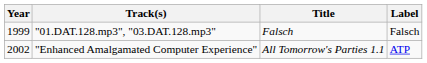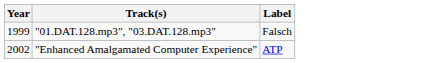- column: (323, 13)
